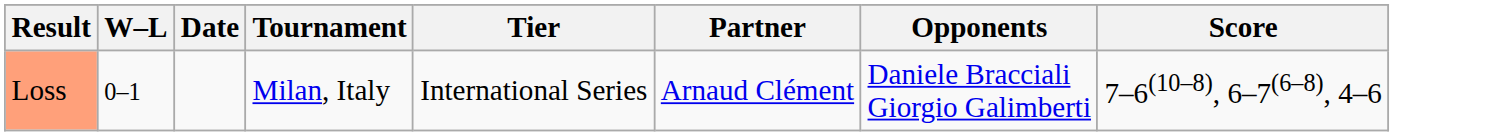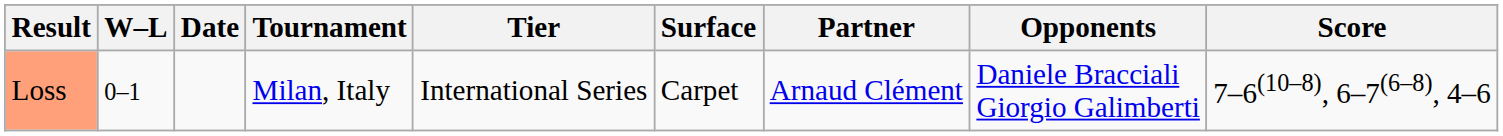+ column: (709, 27)
